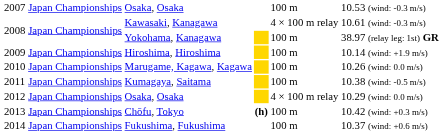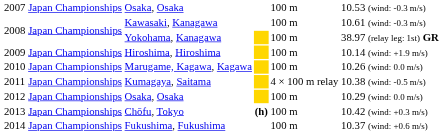(304, 22) 4 × 100 m relay -> (284, 22) 100 m
(284, 81) 100 m -> (304, 81) 4 × 100 m relay
(304, 96) 4 × 100 m relay -> (284, 96) 100 m
